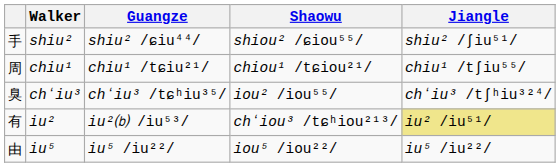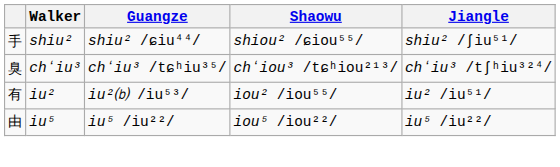- row: (51, 68)
(286, 95) iou² /iou⁵⁵/ -> (316, 68) chʻiou³ /tɕʰiou²¹³/
(316, 122) chʻiou³ /tɕʰiou²¹³/ -> (286, 95) iou² /iou⁵⁵/
(448, 122) khaki background -> (448, 95) no background
